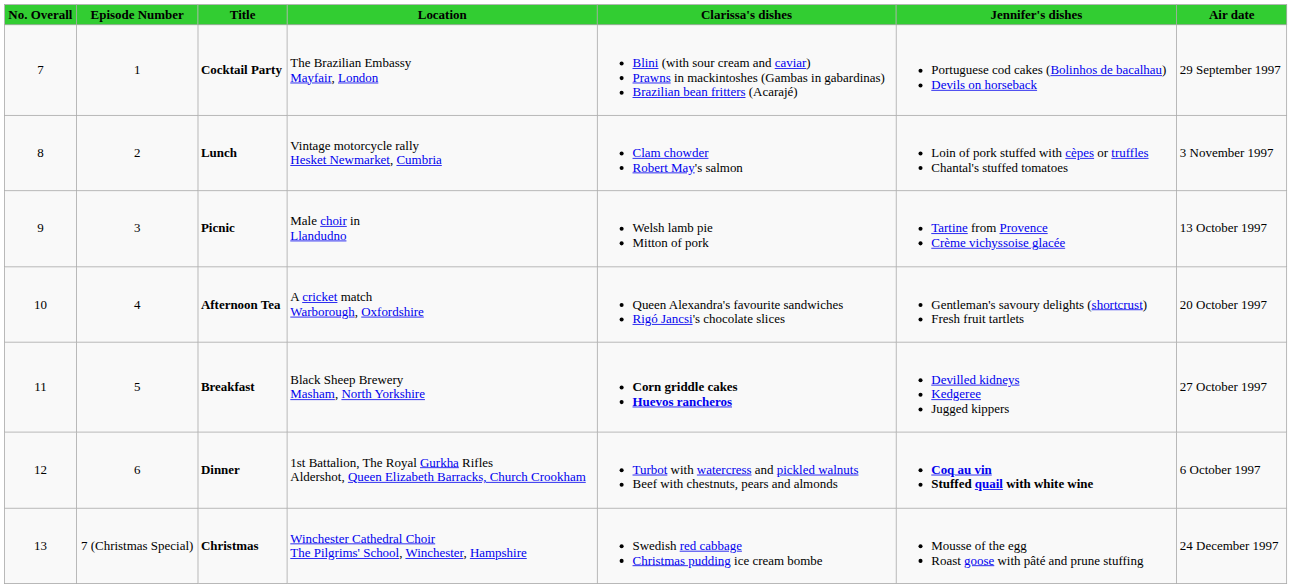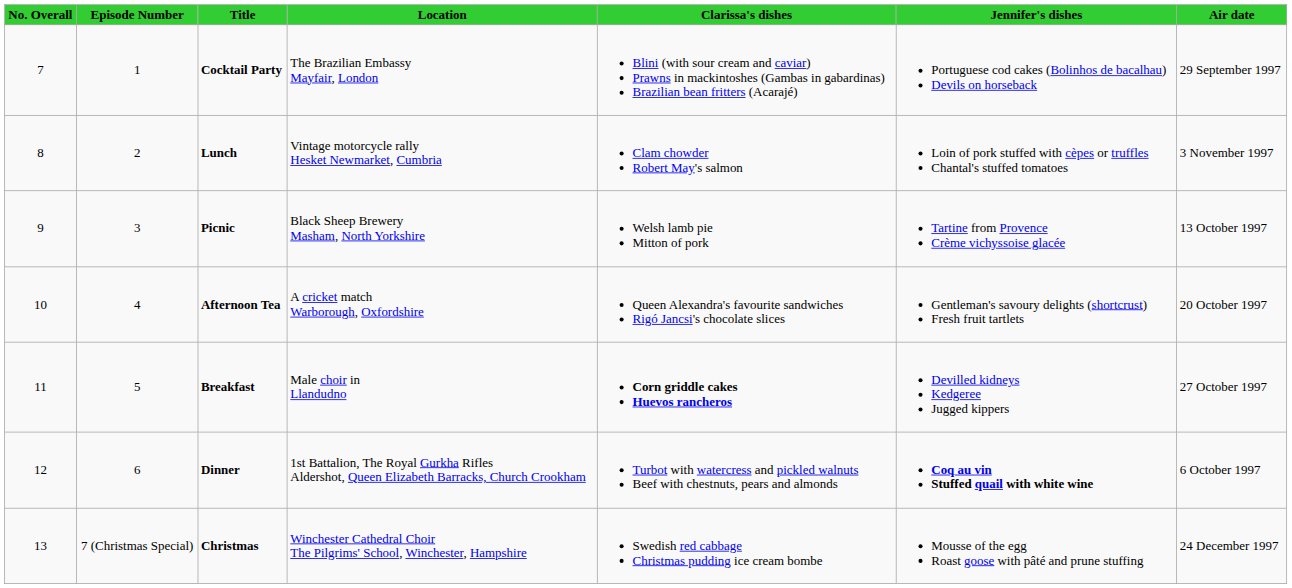(325, 228) Male choir in Llandudno -> (358, 228) Black Sheep Brewery Masham, North Yorkshire
(358, 387) Black Sheep Brewery Masham, North Yorkshire -> (325, 387) Male choir in Llandudno
